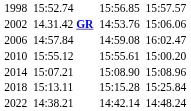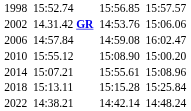(120, 56) 15:55.61 -> (120, 56) 15:08.90
(120, 72) 15:08.90 -> (120, 72) 15:55.61
